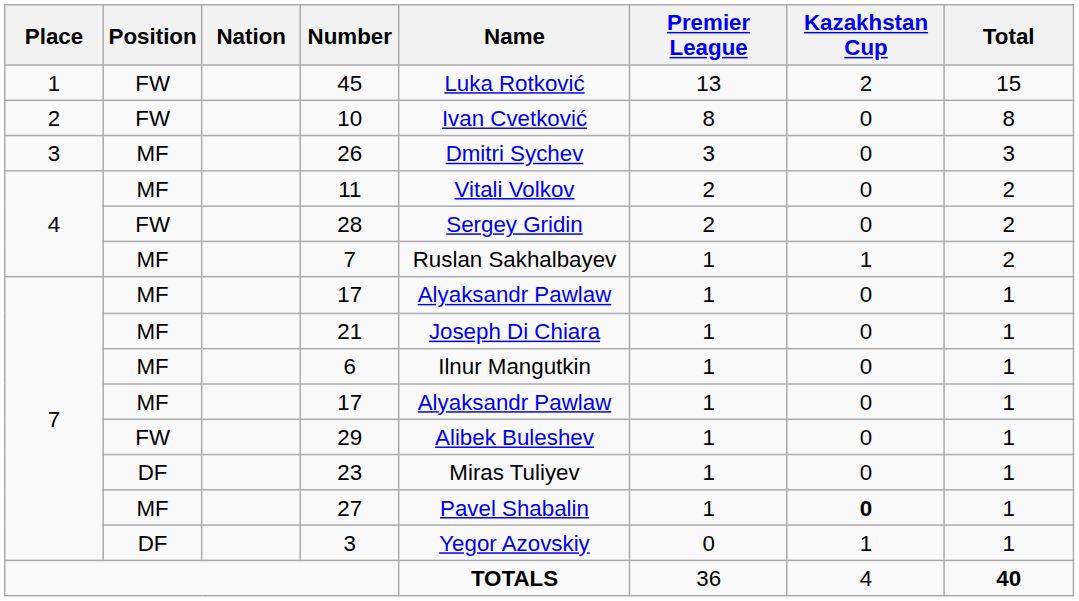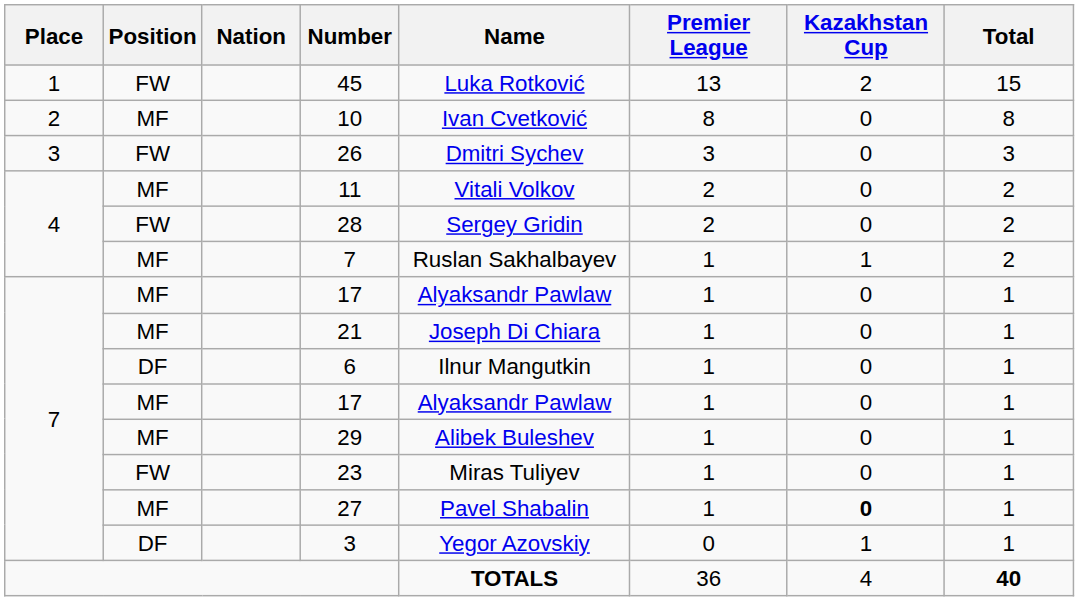(153, 118) FW -> (153, 118) MF
(153, 154) MF -> (153, 154) FW
(153, 366) MF -> (153, 366) DF
(153, 437) FW -> (153, 437) MF
(153, 472) DF -> (153, 472) FW
